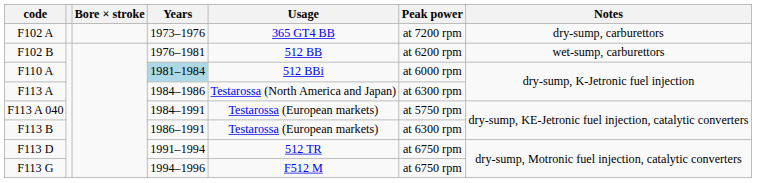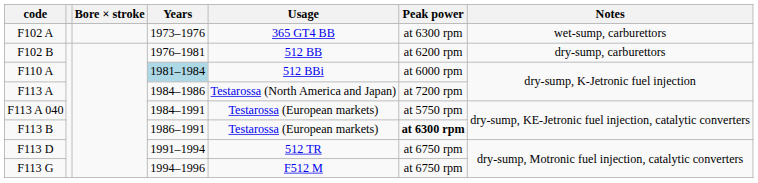(432, 33) at 7200 rpm -> (433, 33) at 6300 rpm
(608, 33) dry-sump, carburettors -> (610, 33) wet-sump, carburettors
(608, 52) wet-sump, carburettors -> (610, 52) dry-sump, carburettors
(432, 91) at 6300 rpm -> (433, 91) at 7200 rpm
(432, 129) normal -> (433, 129) bold
